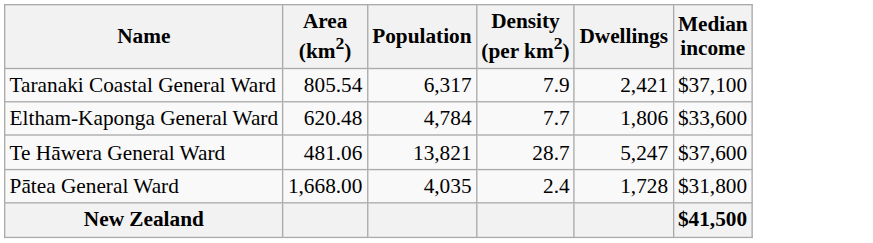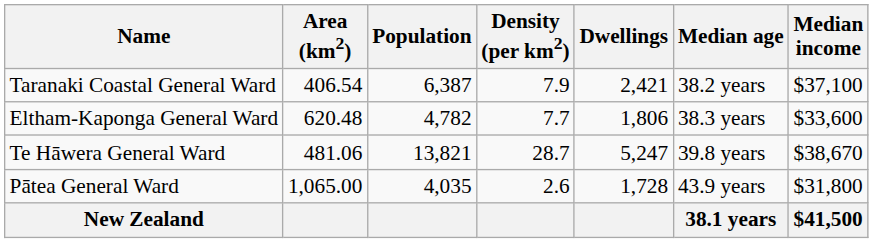+ column: (731, 36)
(333, 84) 805.54 -> (333, 84) 406.54
(448, 84) 6,317 -> (448, 84) 6,387
(448, 118) 4,784 -> (448, 118) 4,782
(712, 152) $37,600 -> (828, 152) $38,670
(325, 186) 1,668.00 -> (325, 186) 1,065.00
(556, 186) 2.4 -> (556, 186) 2.6
